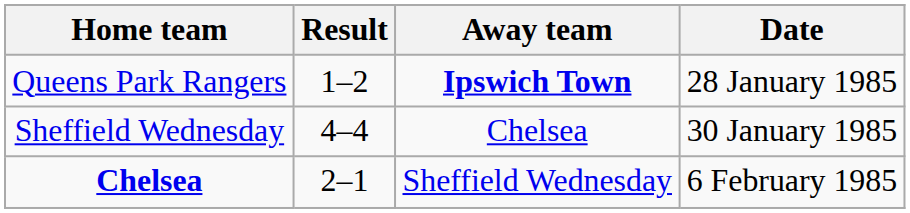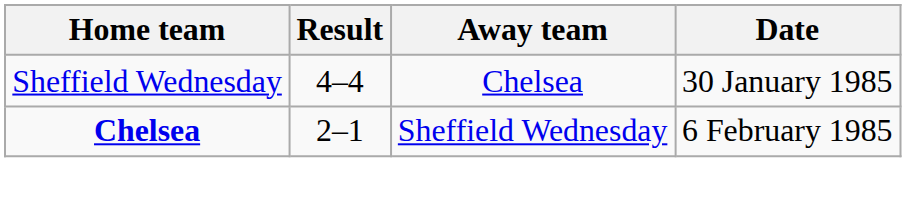- row: (149, 80)
